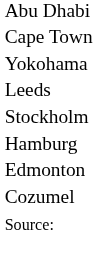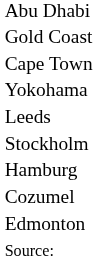+ row: (48, 37)
rows swapped: (45, 170) <-> (40, 196)
